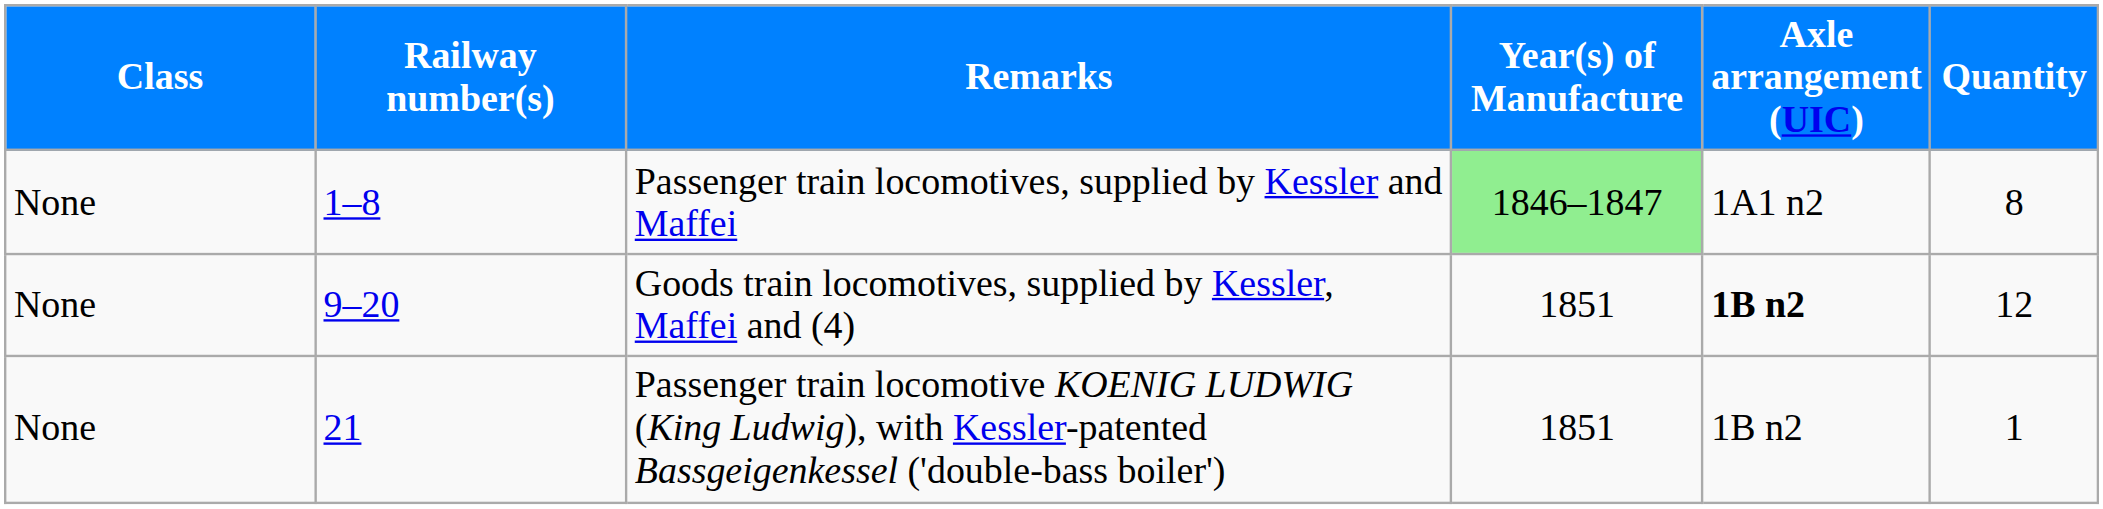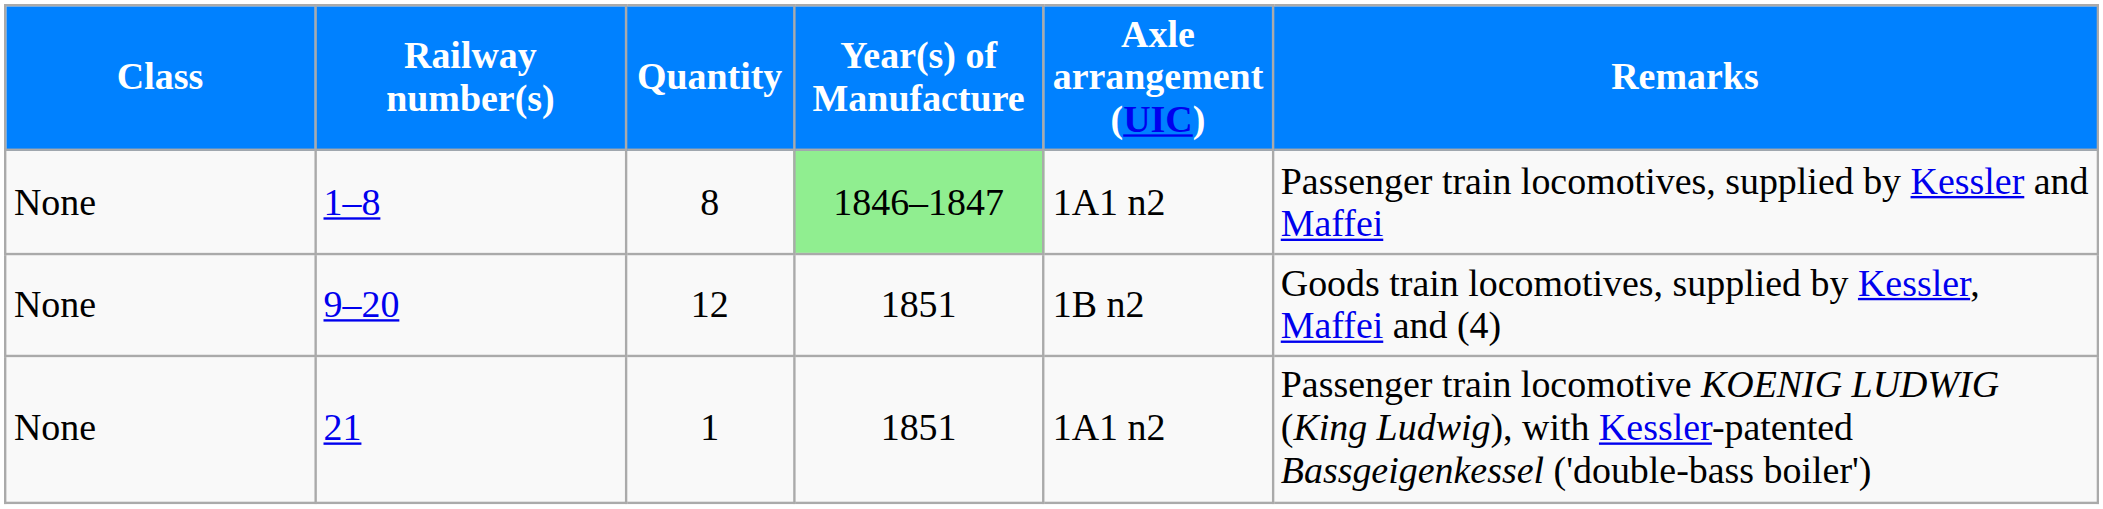columns swapped: (2014, 77) <-> (1039, 77)
(1758, 304) bold -> (1099, 304) normal
(1757, 428) 1B n2 -> (1109, 428) 1A1 n2
